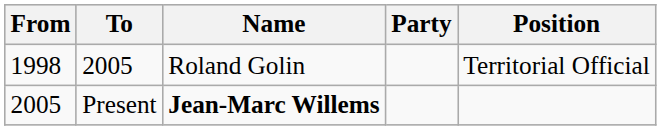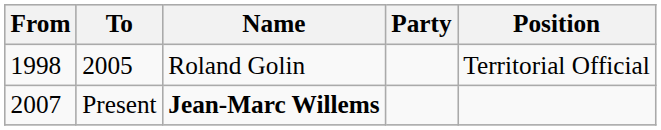(36, 104) 2005 -> (36, 104) 2007
